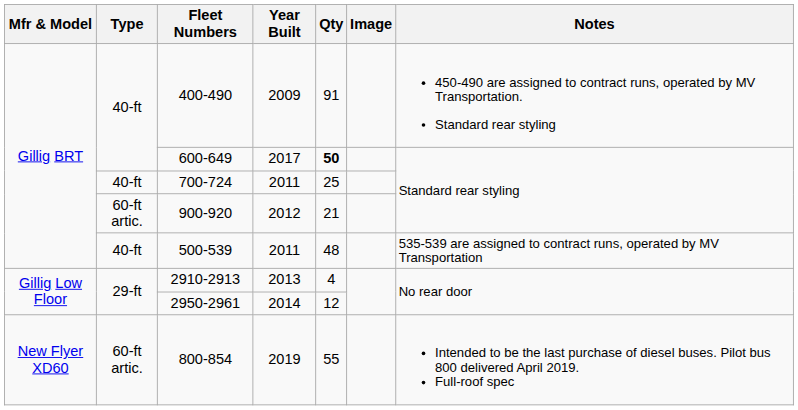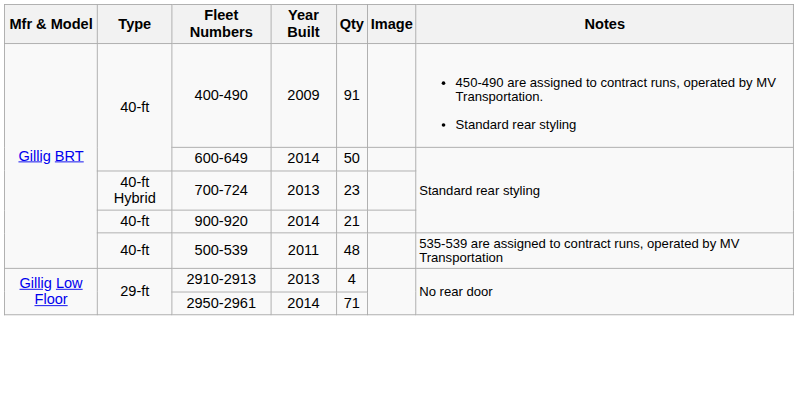(284, 159) 2017 -> (303, 159) 2014
(331, 159) bold -> (352, 159) normal
(127, 182) 40-ft -> (135, 190) 40-ft Hybrid
(284, 182) 2011 -> (303, 190) 2013
(331, 182) 25 -> (352, 190) 23
(127, 213) 60-ft artic. -> (135, 221) 40-ft
(284, 213) 2012 -> (303, 221) 2014
(331, 303) 12 -> (352, 303) 71
- row: (205, 360)
